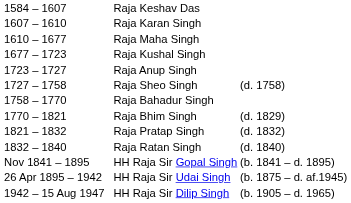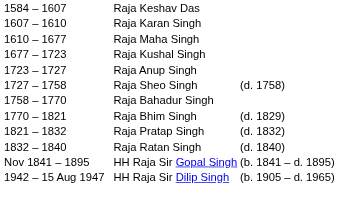- row: (172, 177)
